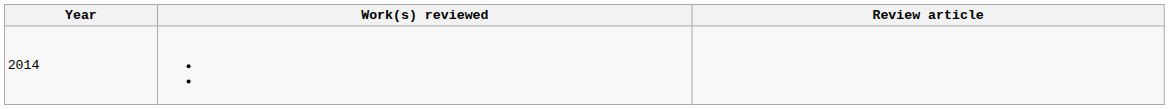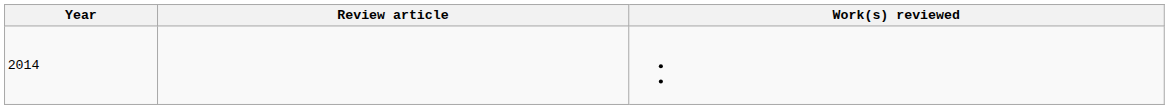columns swapped: (928, 15) <-> (425, 15)
